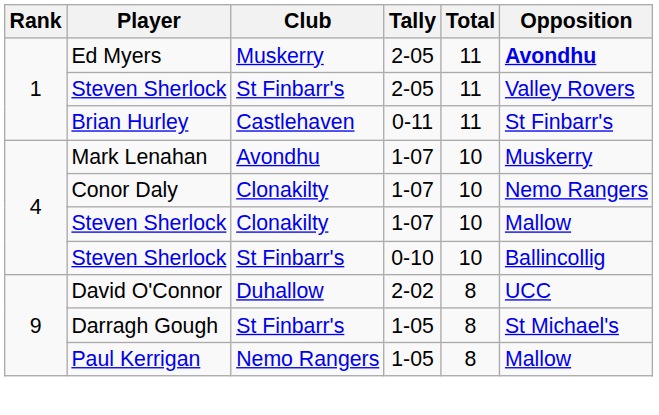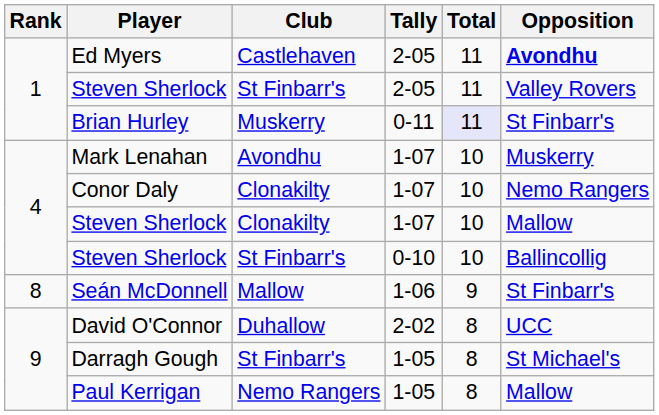(280, 55) Muskerry -> (297, 55) Castlehaven
(295, 122) Castlehaven -> (281, 122) Muskerry
(470, 122) no background -> (472, 122) lavender background
+ row: (149, 291)
